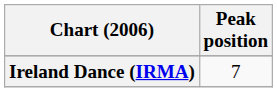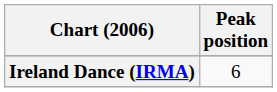(236, 71) 7 -> (236, 71) 6
